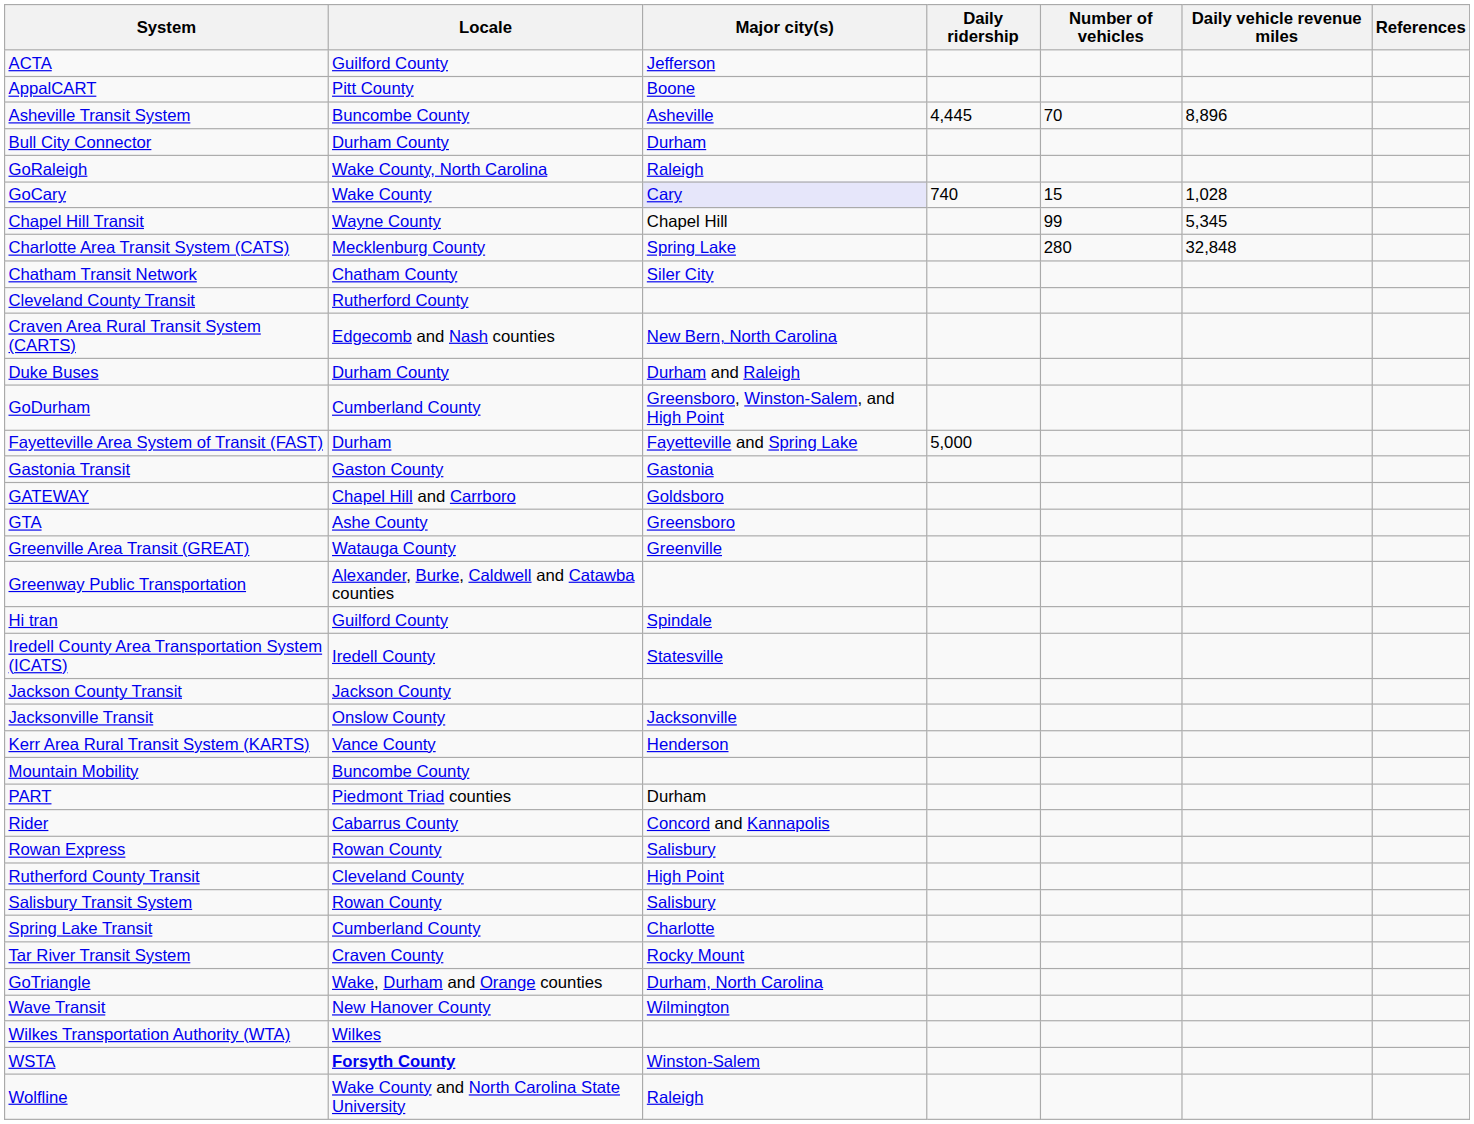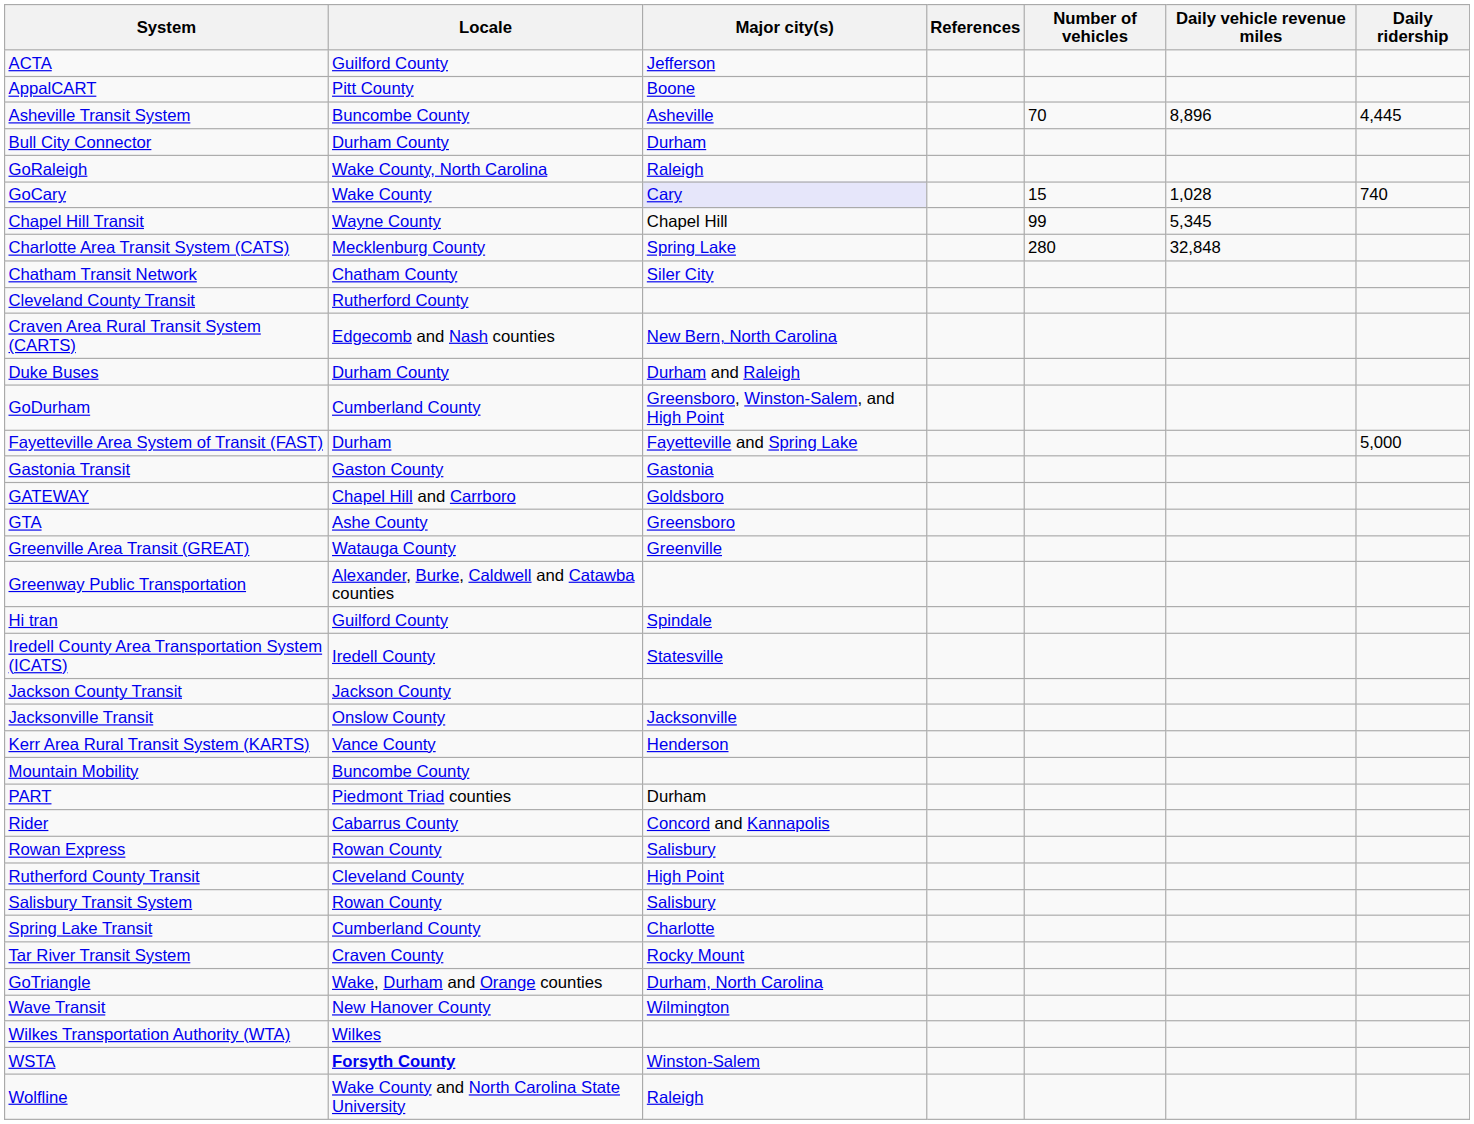columns swapped: (983, 27) <-> (1421, 27)
